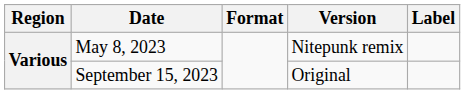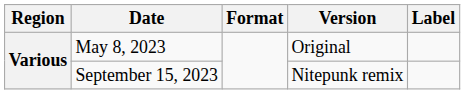(348, 46) Nitepunk remix -> (321, 46) Original
(321, 74) Original -> (348, 74) Nitepunk remix
